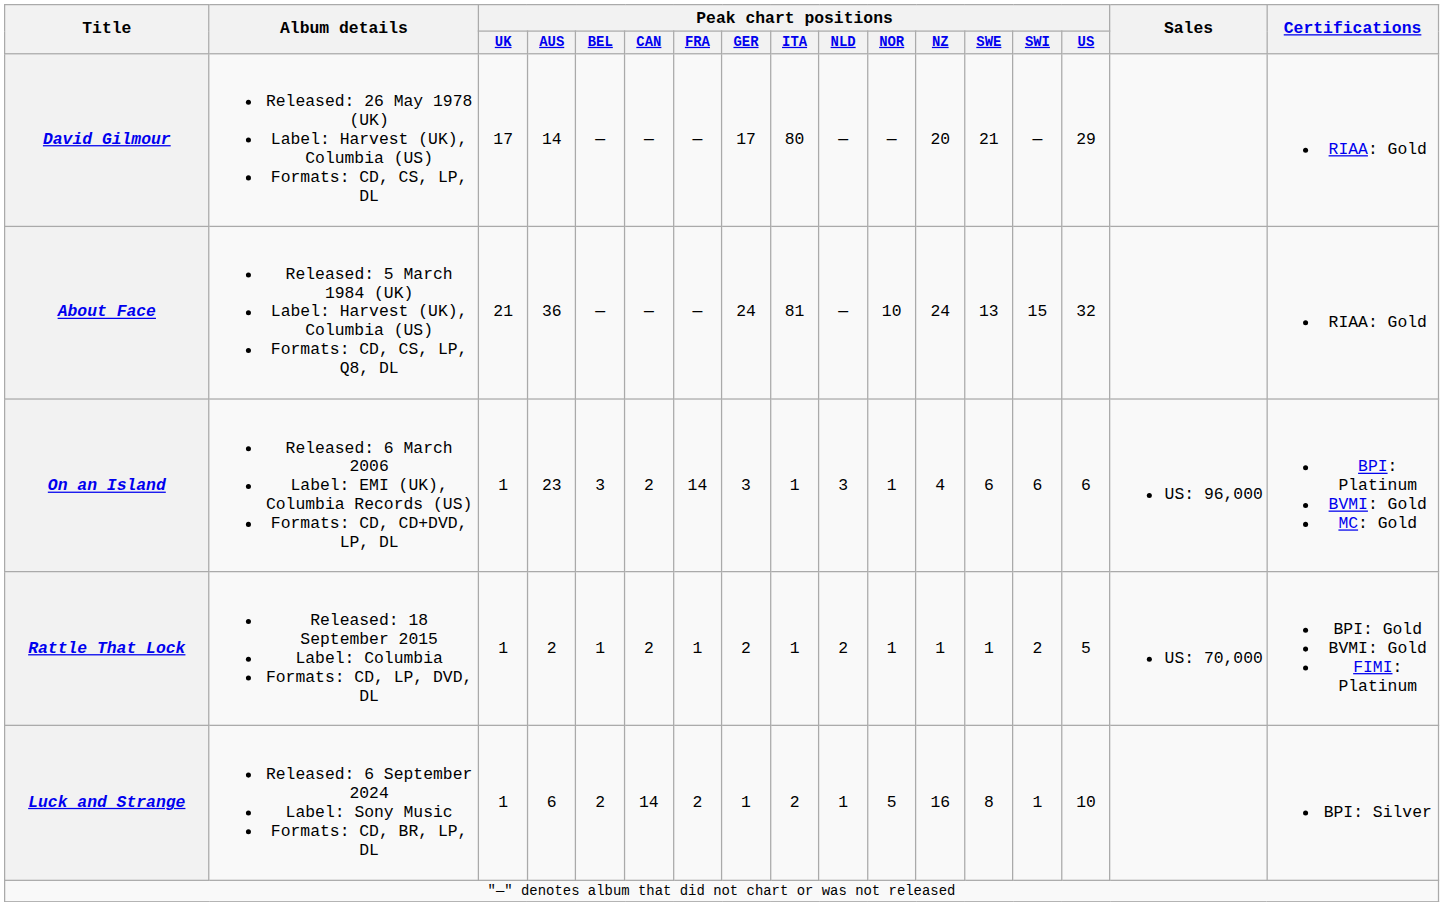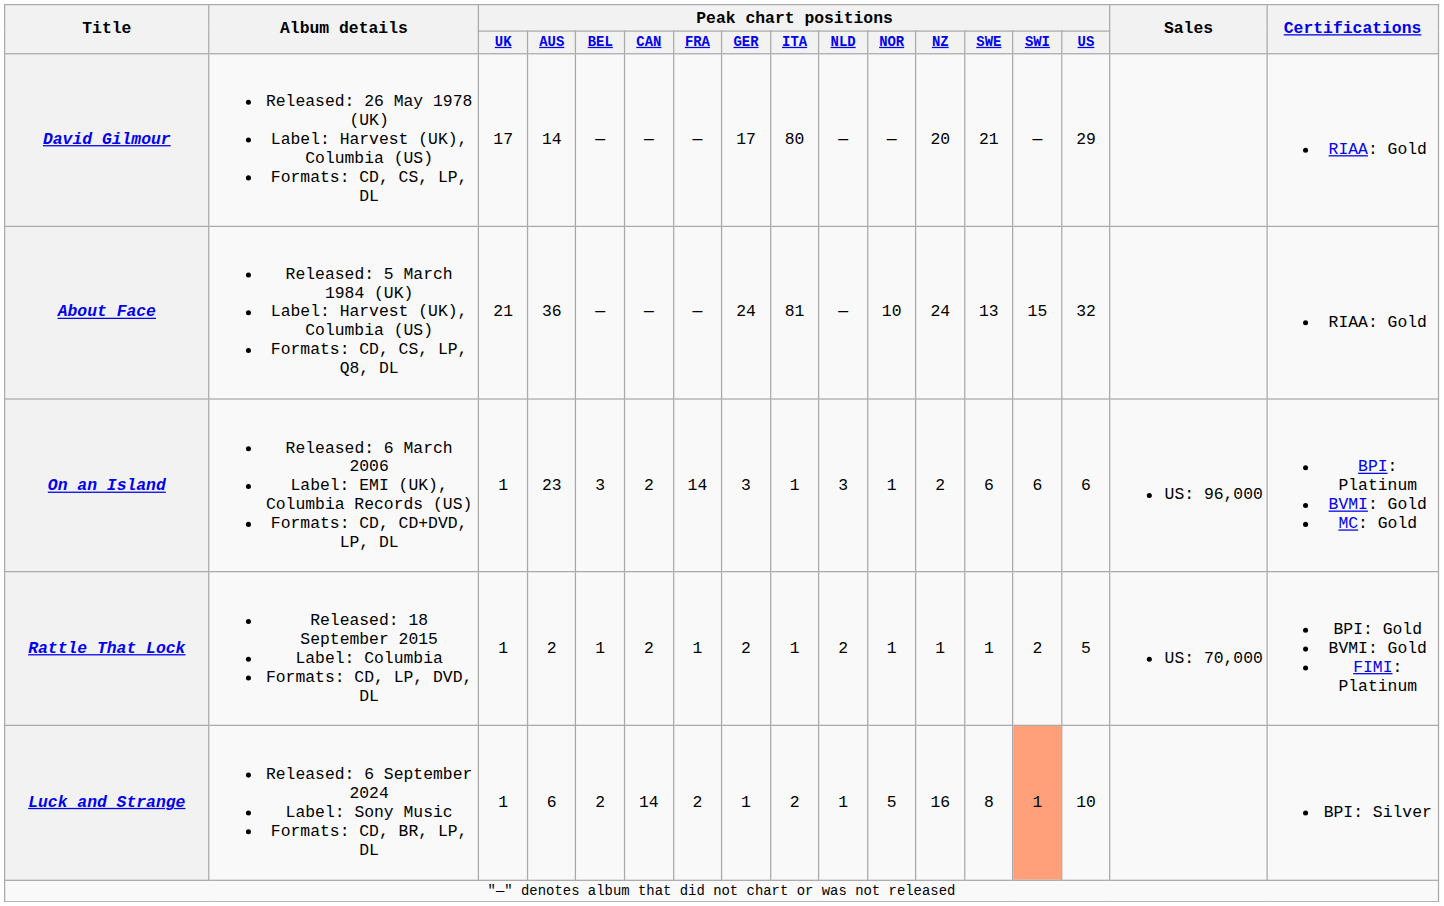(940, 485) 4 -> (940, 485) 2
(1037, 803) no background -> (1037, 803) lightsalmon background
